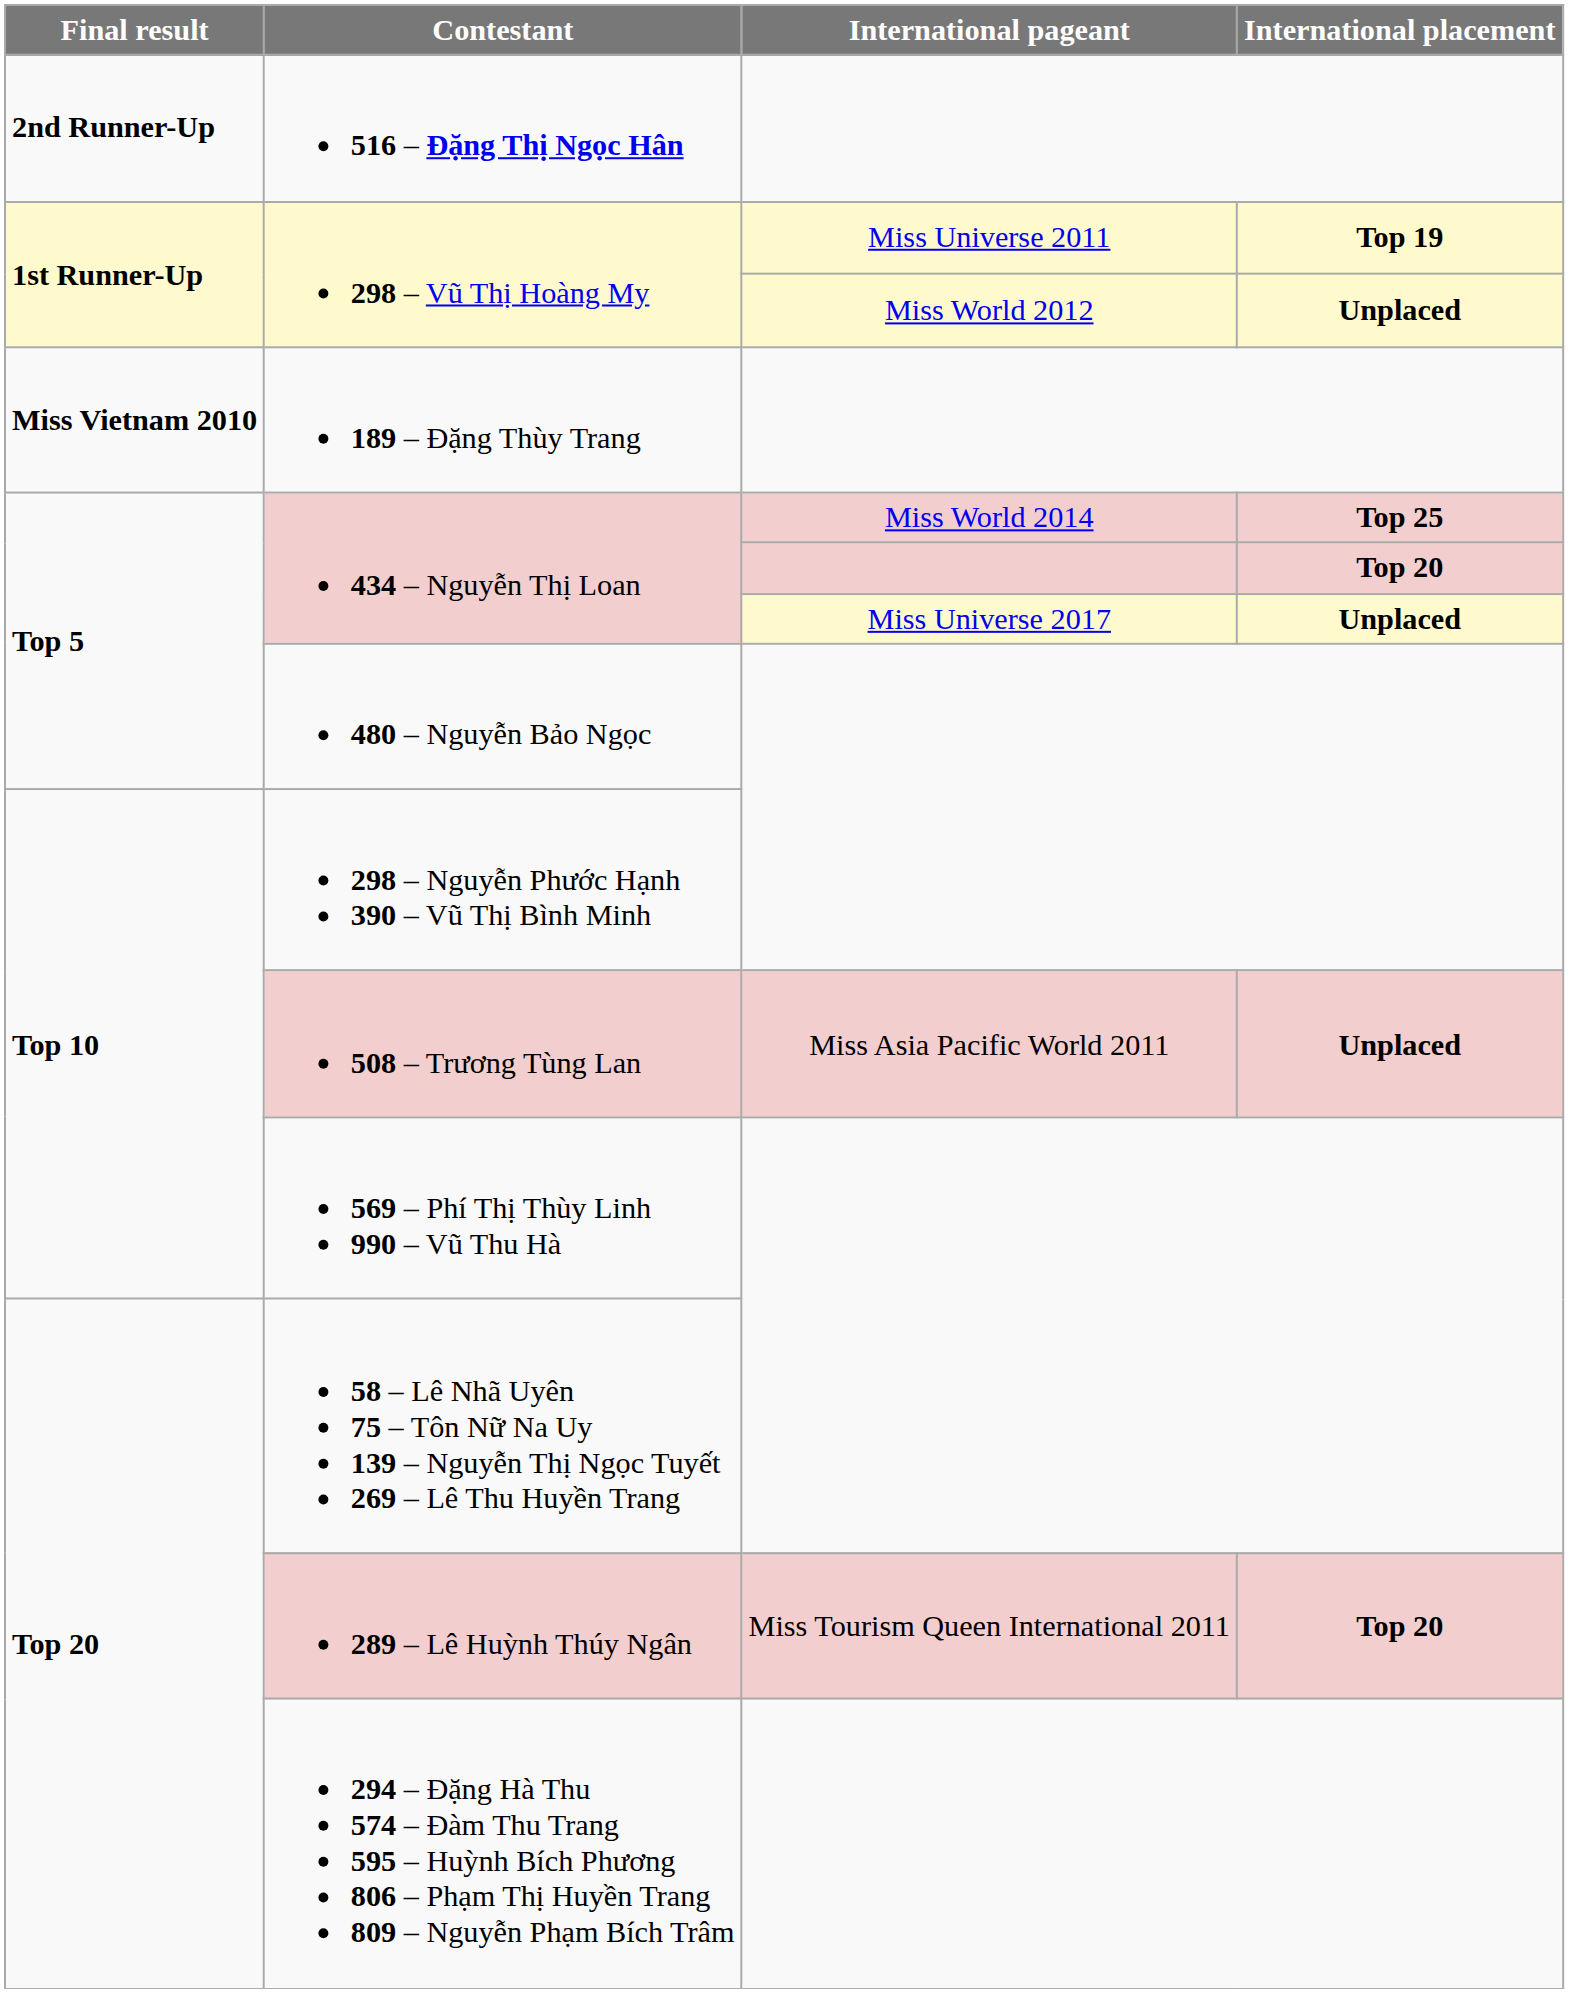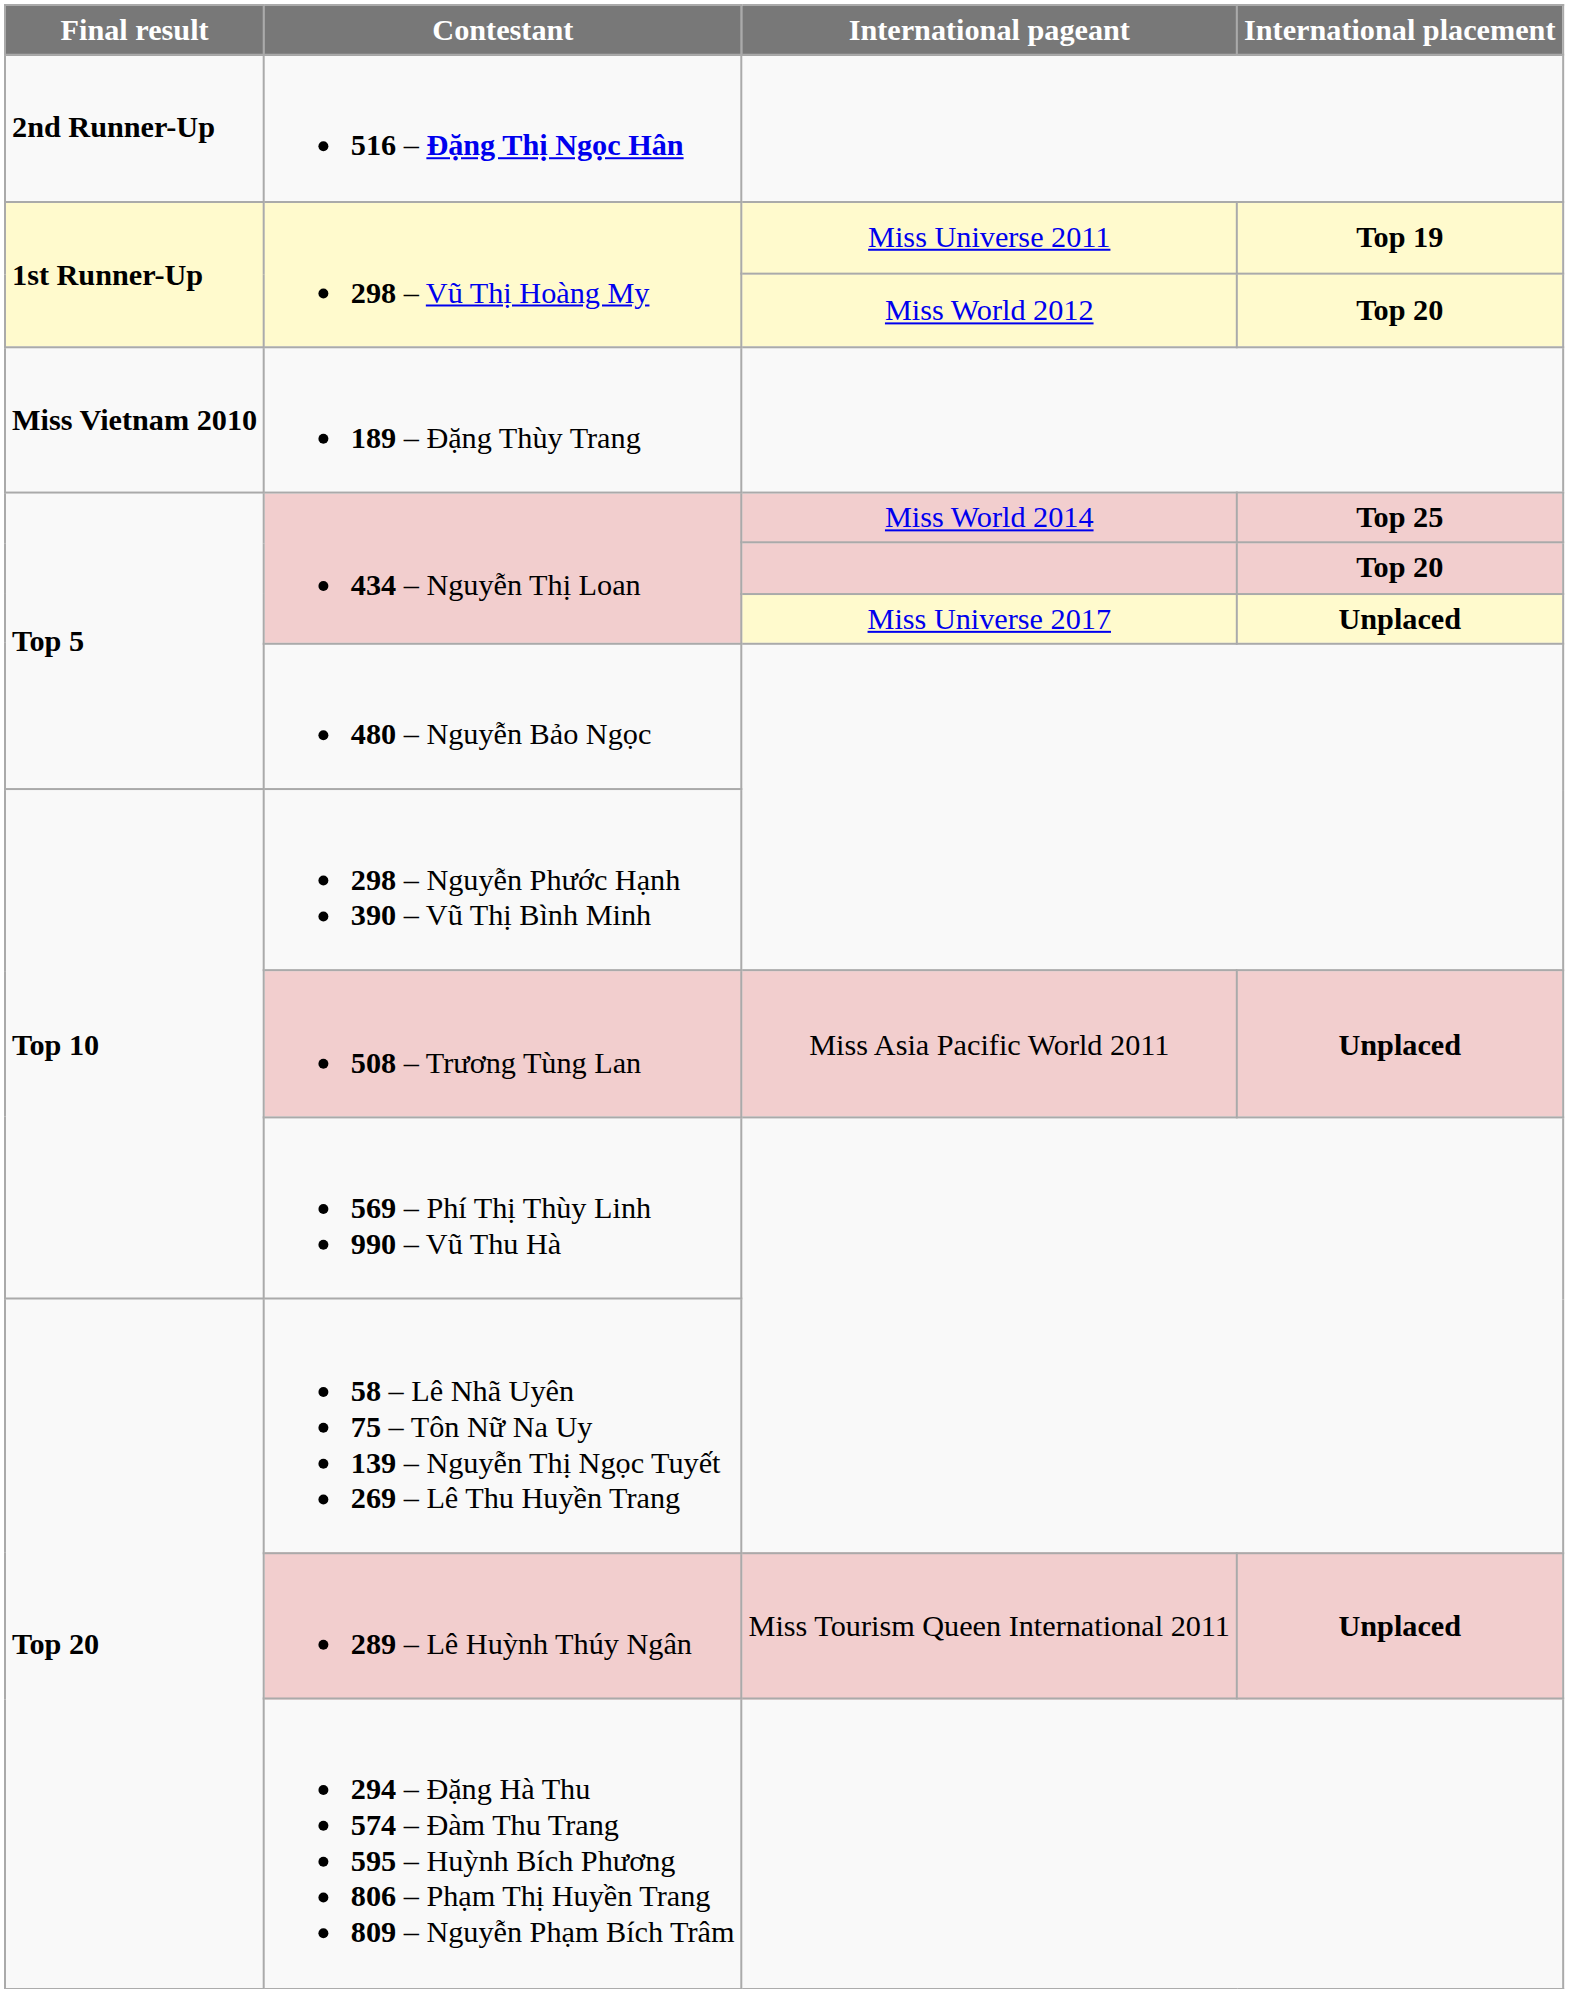(1400, 310) Unplaced -> (1400, 310) Top 20
(1400, 1625) Top 20 -> (1400, 1625) Unplaced
